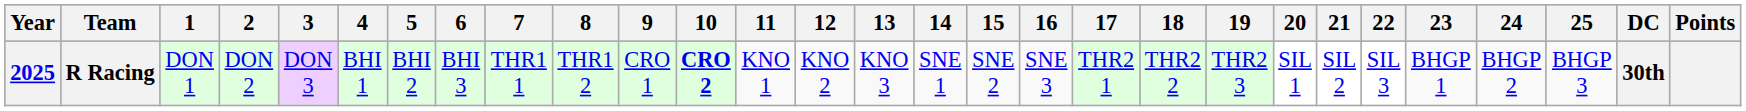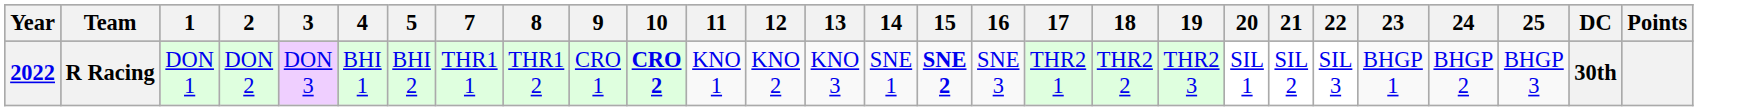- column: (461, 22)
(33, 72) 2025 -> (33, 72) 2022
(993, 72) normal -> (945, 72) bold
